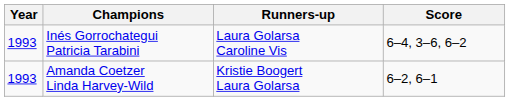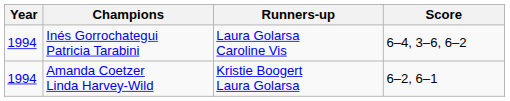(22, 43) 1993 -> (22, 43) 1994
(22, 78) 1993 -> (22, 78) 1994
